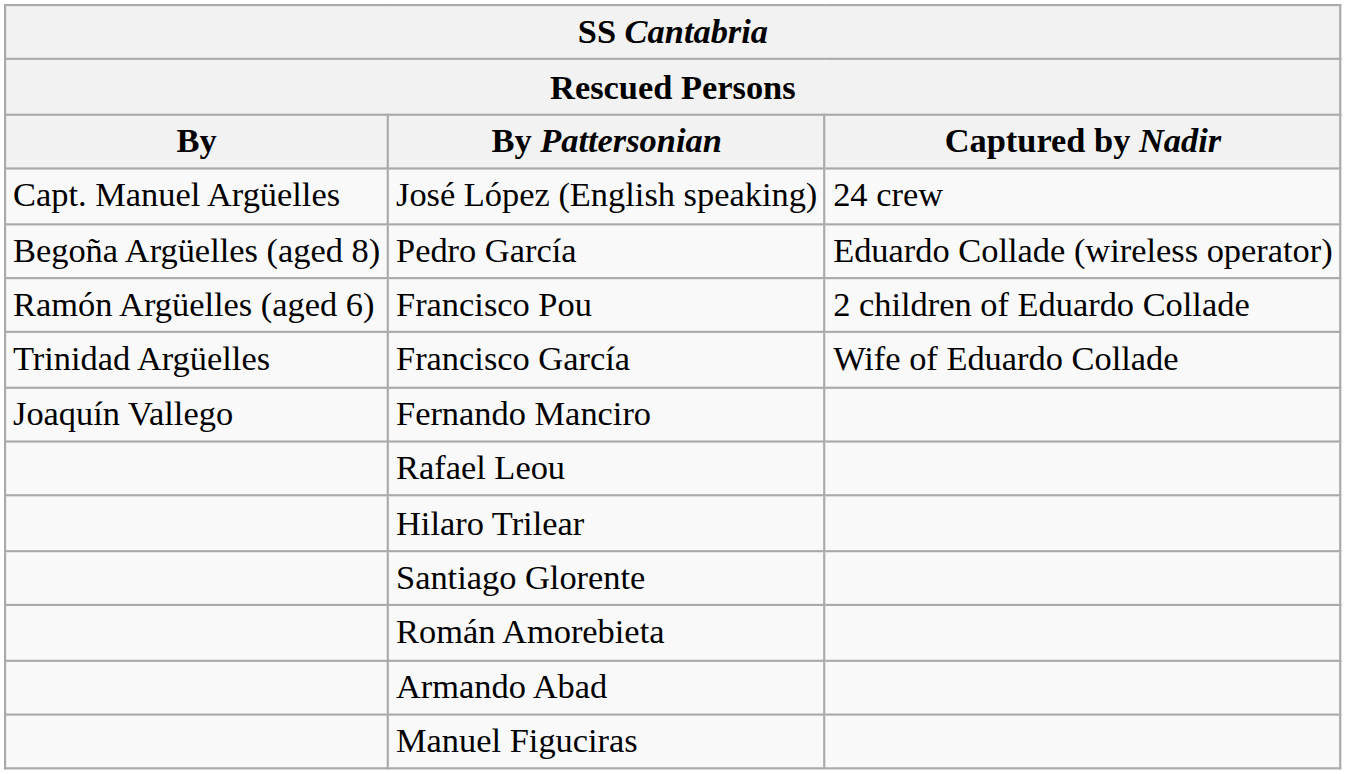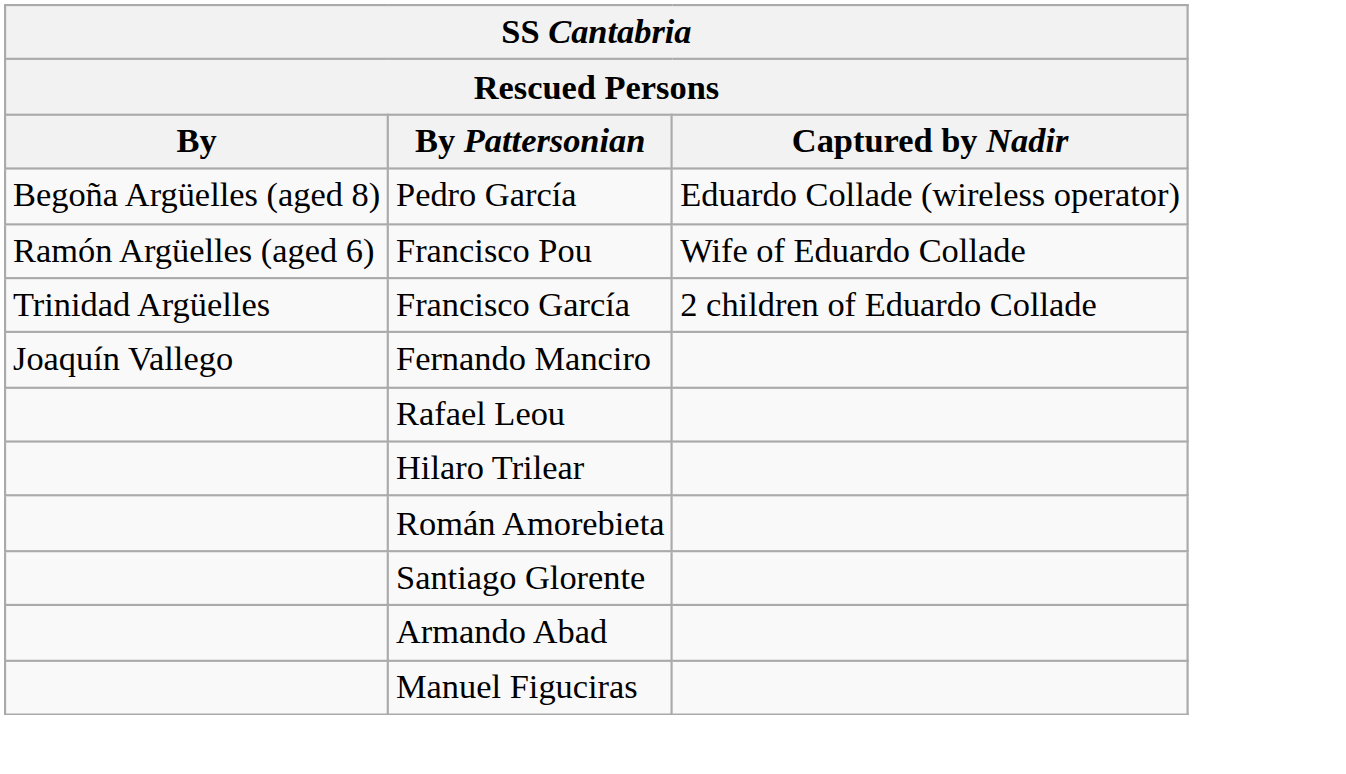- row: (607, 195)
(1041, 304) 2 children of Eduardo Collade -> (853, 250) Wife of Eduardo Collade
(1006, 359) Wife of Eduardo Collade -> (889, 304) 2 children of Eduardo Collade
rows swapped: (521, 577) <-> (530, 631)
